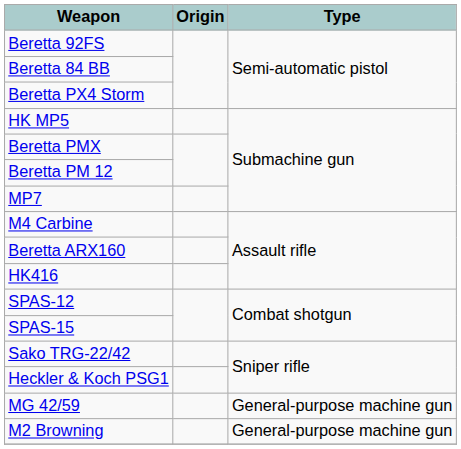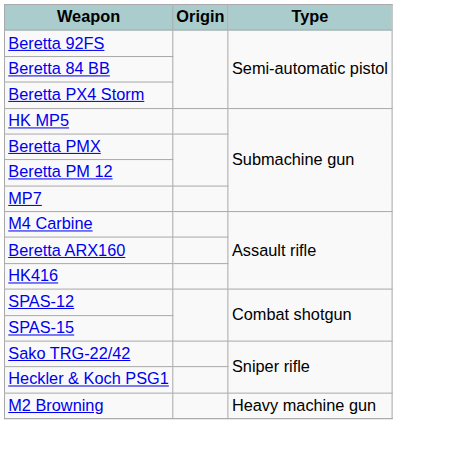- row: (44, 405)
(342, 431) General-purpose machine gun -> (304, 405) Heavy machine gun
